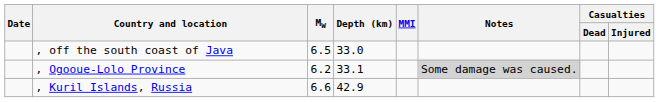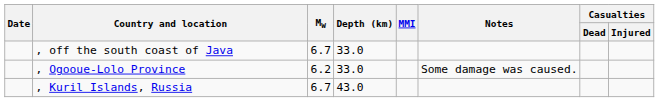(321, 51) 6.5 -> (321, 51) 6.7
(350, 69) 33.1 -> (350, 69) 33.0
(499, 69) lightgrey background -> (499, 69) no background
(321, 87) 6.6 -> (321, 87) 6.7
(350, 87) 42.9 -> (350, 87) 43.0
